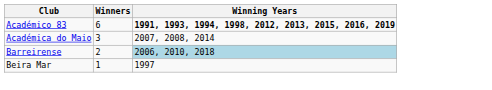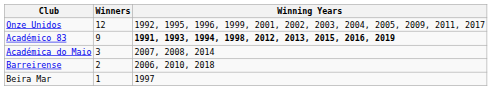+ row: (34, 25)
(98, 25) 6 -> (98, 38) 9
(175, 52) lightblue background -> (175, 65) no background
